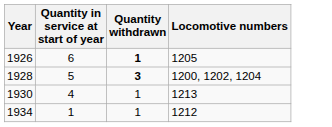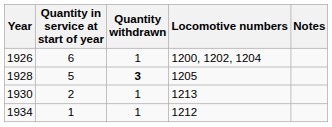+ column: (309, 26)
(138, 57) bold -> (138, 57) normal
(184, 57) 1205 -> (216, 57) 1200, 1202, 1204
(216, 76) 1200, 1202, 1204 -> (184, 76) 1205
(71, 94) 4 -> (71, 94) 2
